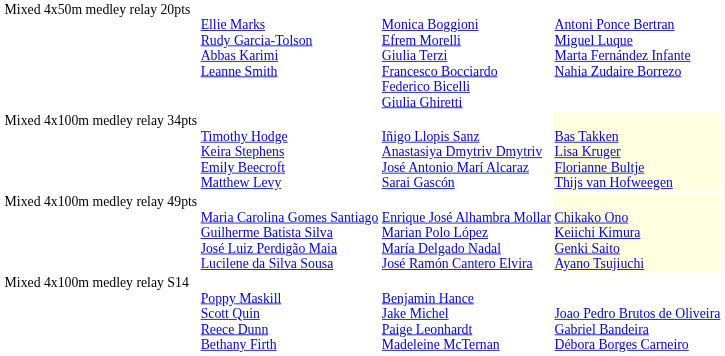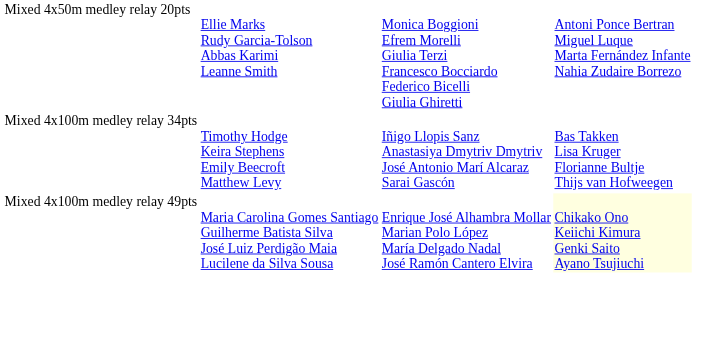(614, 159) lightyellow background -> (614, 159) no background
- row: (97, 282)
